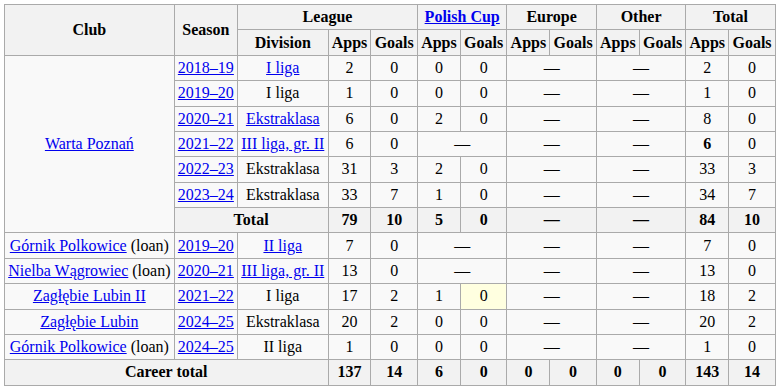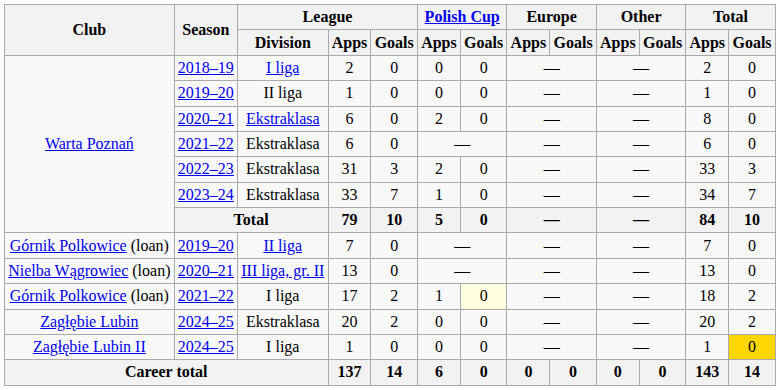(283, 93) I liga -> (283, 93) II liga
(283, 144) III liga, gr. II -> (283, 144) Ekstraklasa
(707, 144) bold -> (707, 144) normal
(89, 296) Zagłębie Lubin II -> (89, 296) Górnik Polkowice (loan)
(89, 347) Górnik Polkowice (loan) -> (89, 347) Zagłębie Lubin II
(283, 347) II liga -> (283, 347) I liga
(752, 347) no background -> (752, 347) gold background
